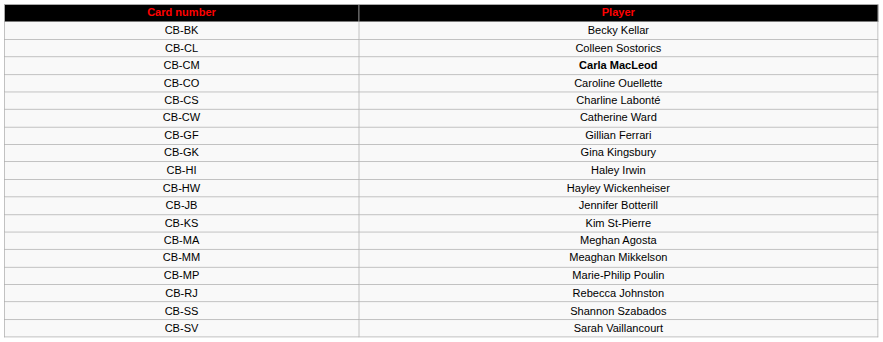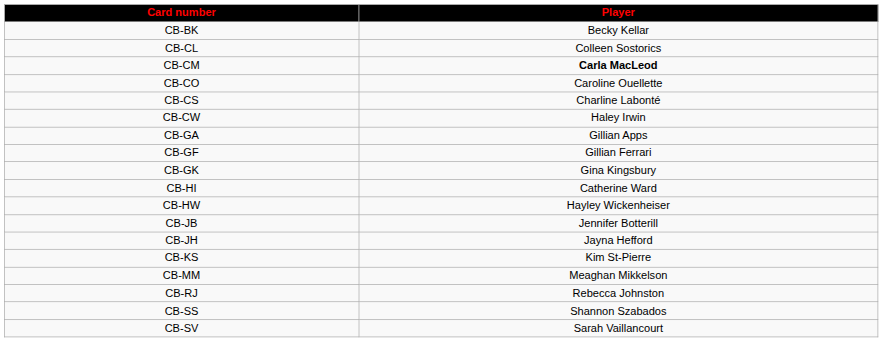(618, 118) Catherine Ward -> (618, 118) Haley Irwin
+ row: (181, 135)
(618, 170) Haley Irwin -> (618, 188) Catherine Ward
+ row: (181, 240)
- row: (182, 240)
- row: (182, 275)
